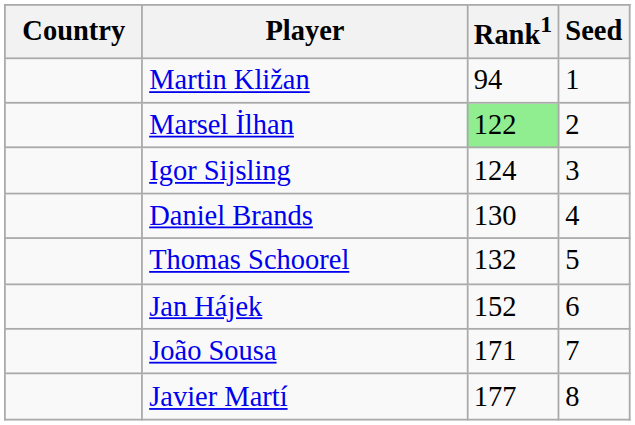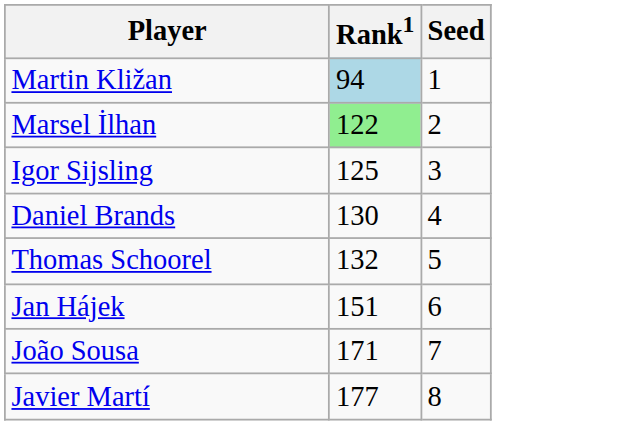- column: (74, 30)
(488, 79) no background -> (350, 79) lightblue background
(495, 170) 124 -> (357, 170) 125
(495, 305) 152 -> (357, 305) 151
